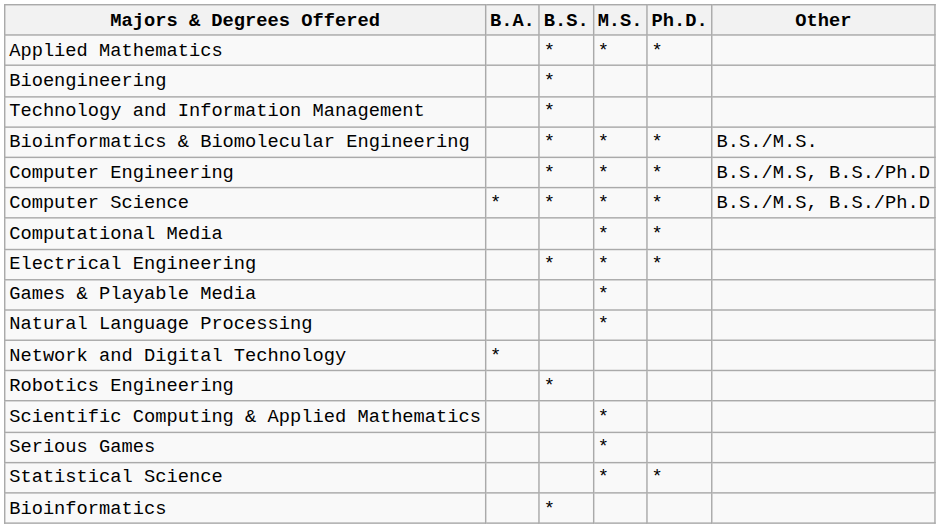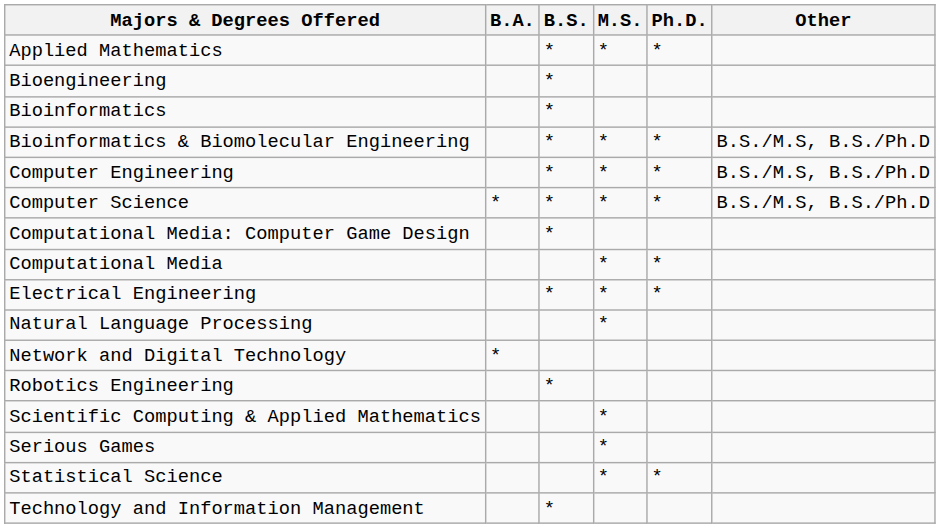rows swapped: (88, 508) <-> (217, 112)
(767, 142) B.S./M.S. -> (823, 142) B.S./M.S, B.S./Ph.D
+ row: (239, 234)
- row: (133, 295)
